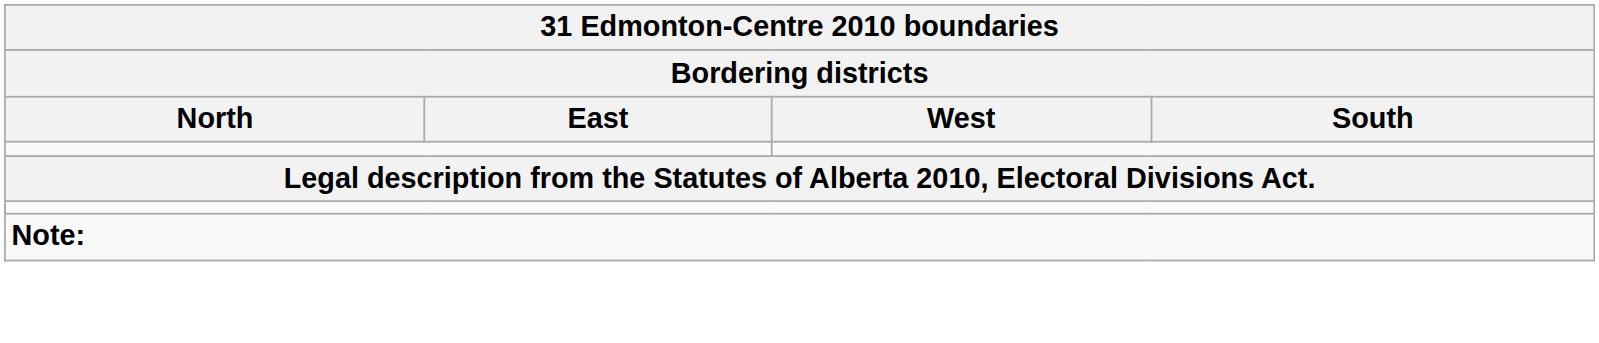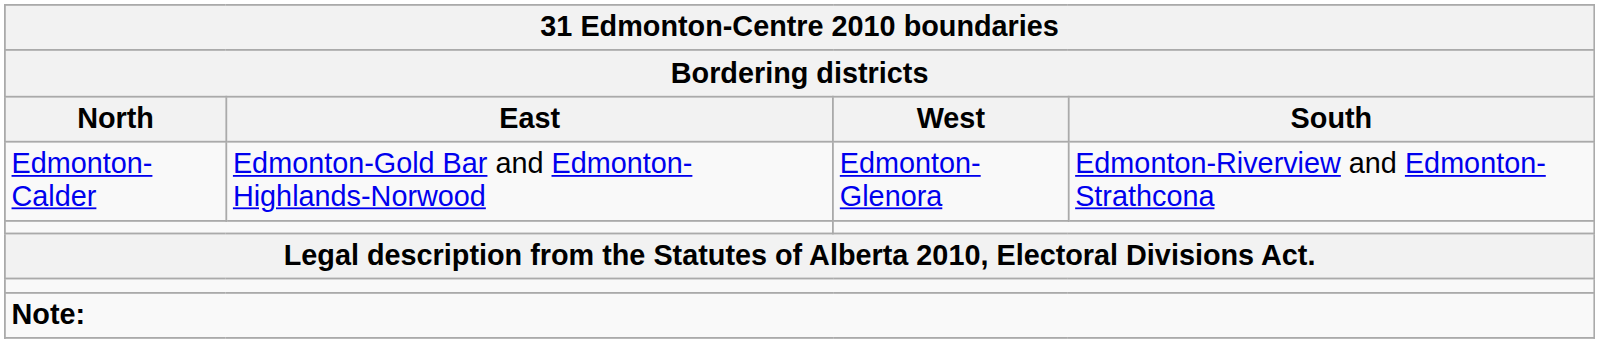+ row: (82, 180)
